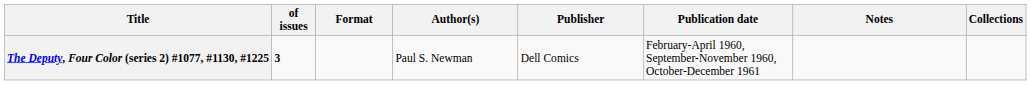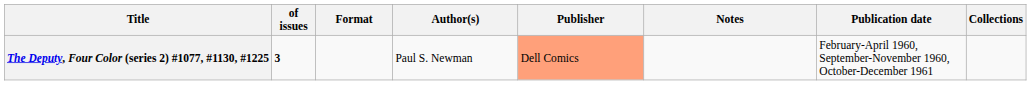columns swapped: (718, 20) <-> (879, 20)
(550, 57) no background -> (550, 57) lightsalmon background
